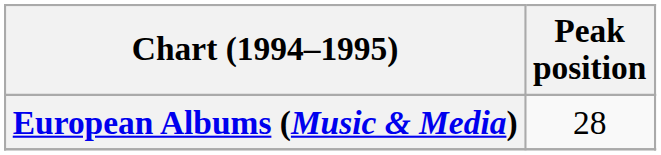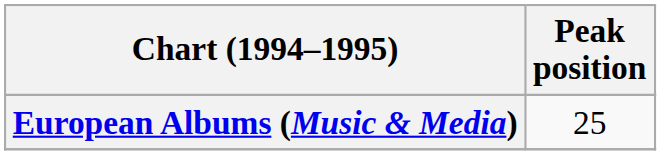(590, 121) 28 -> (590, 121) 25
